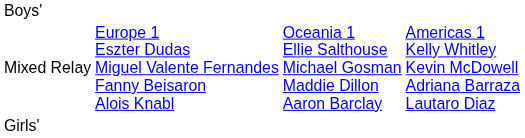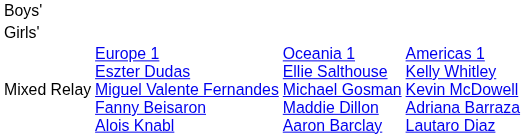rows swapped: (22, 125) <-> (48, 68)
